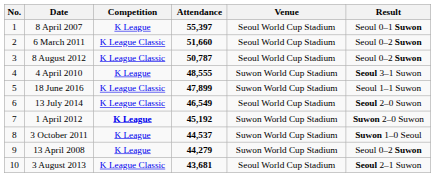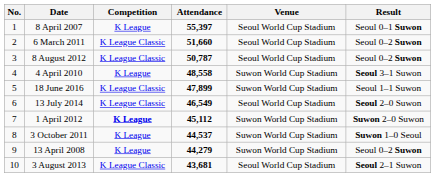(199, 73) 48,555 -> (199, 73) 48,558
(199, 119) 45,192 -> (199, 119) 45,112
